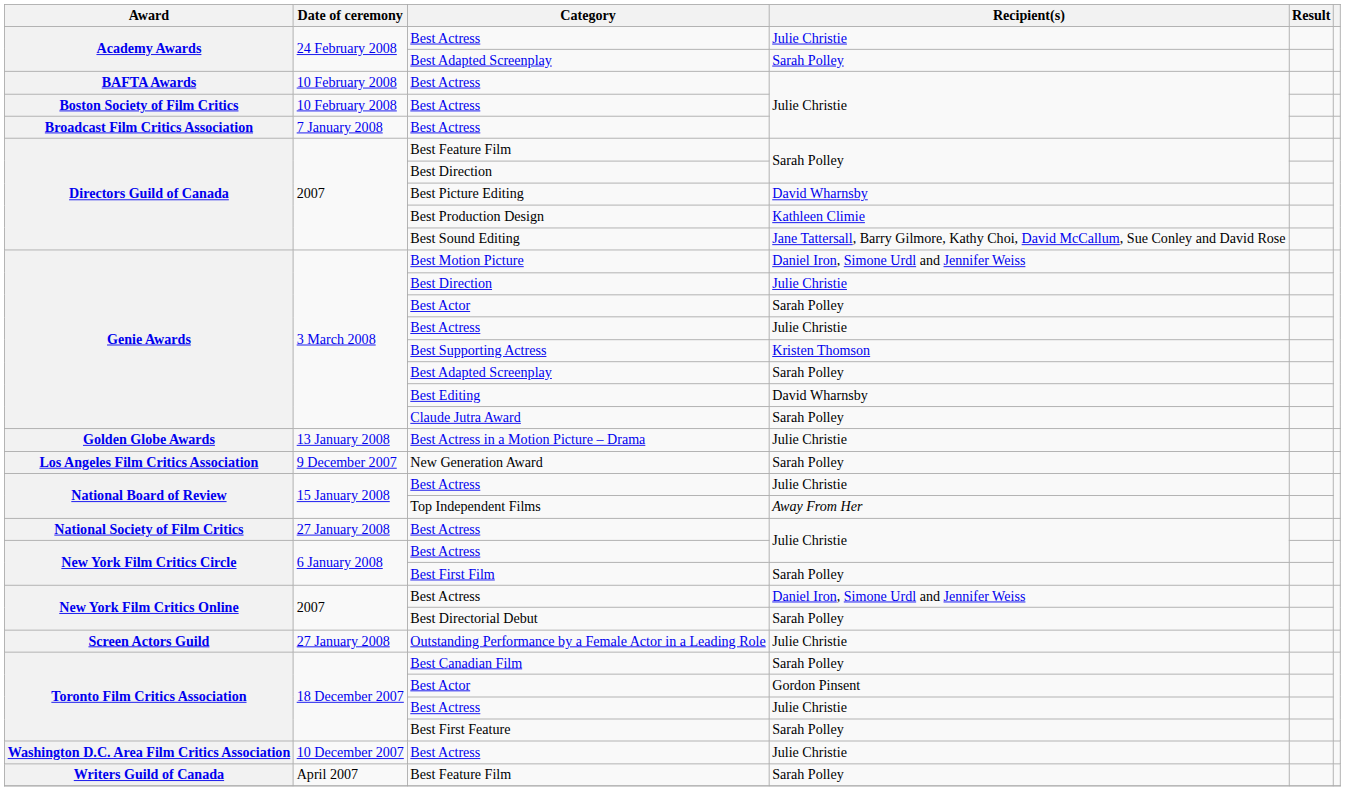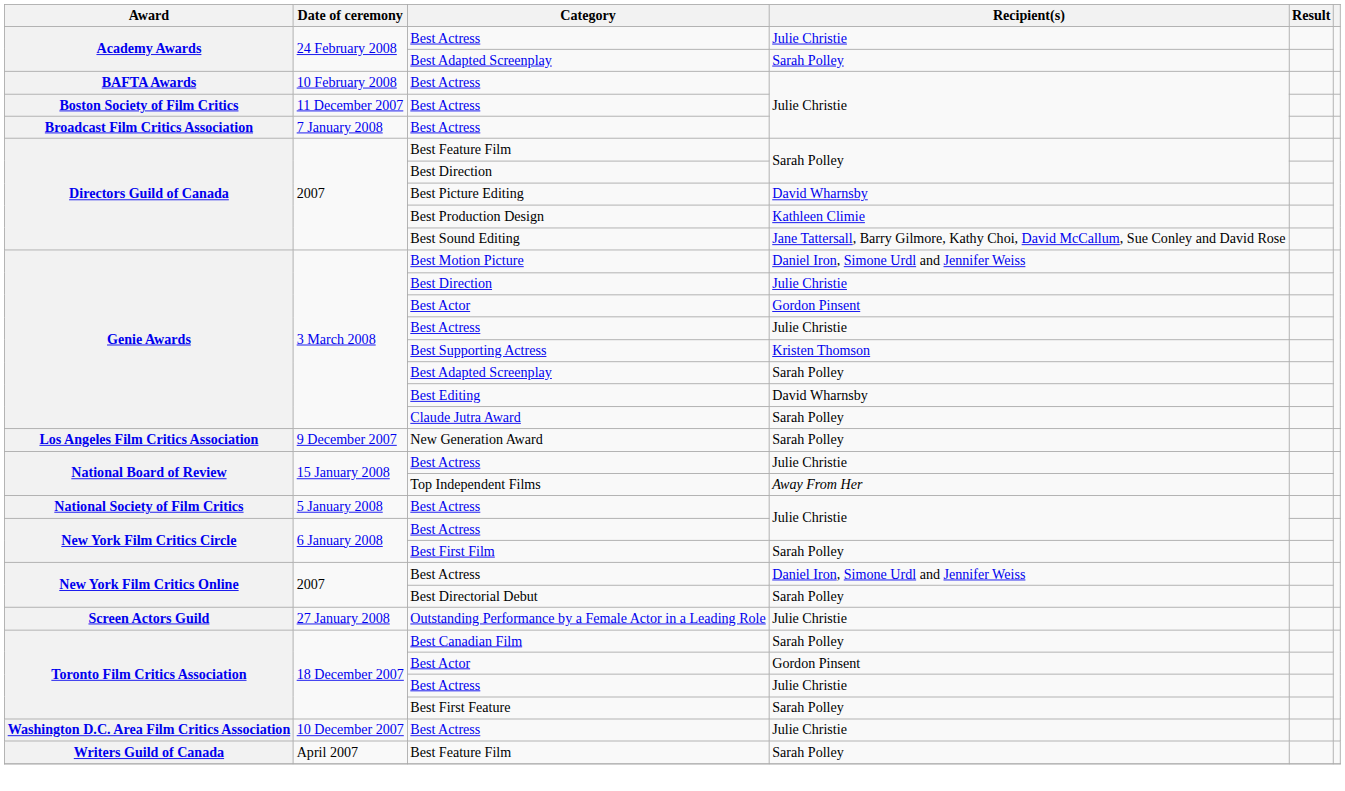(347, 104) 10 February 2008 -> (350, 104) 11 December 2007
(808, 305) Sarah Polley -> (816, 305) Gordon Pinsent
- row: (149, 439)
(343, 529) 27 January 2008 -> (340, 506) 5 January 2008
